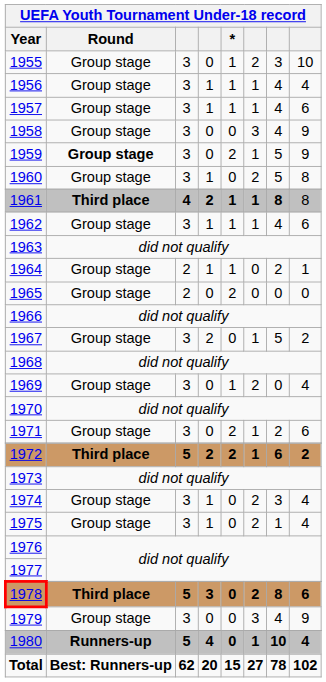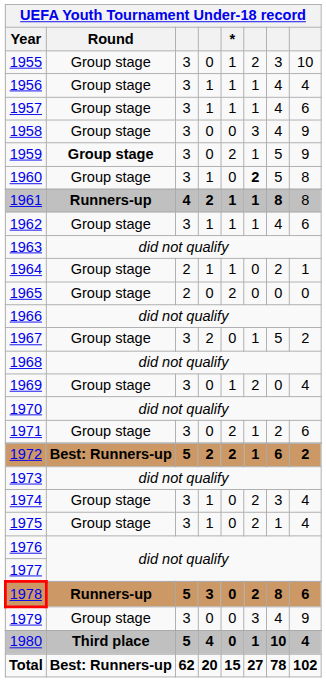(255, 177) normal -> (255, 177) bold
(111, 200) Third place -> (111, 200) Runners-up
(111, 454) Third place -> (111, 454) Best: Runners-up
(111, 594) Third place -> (111, 594) Runners-up
(111, 642) Runners-up -> (111, 642) Third place
